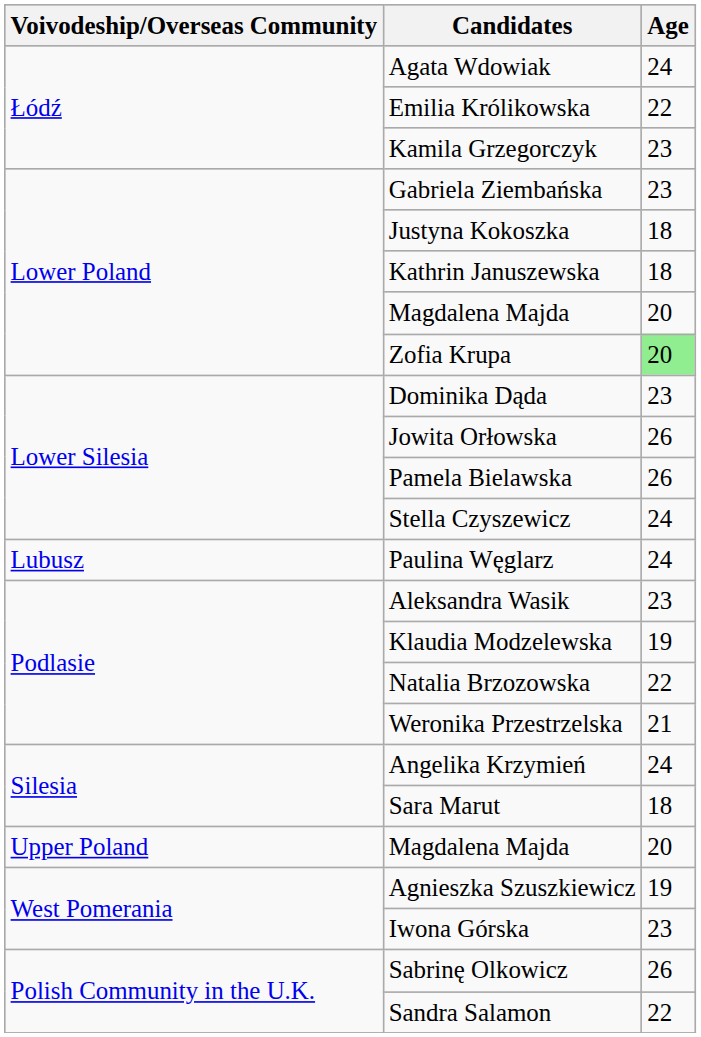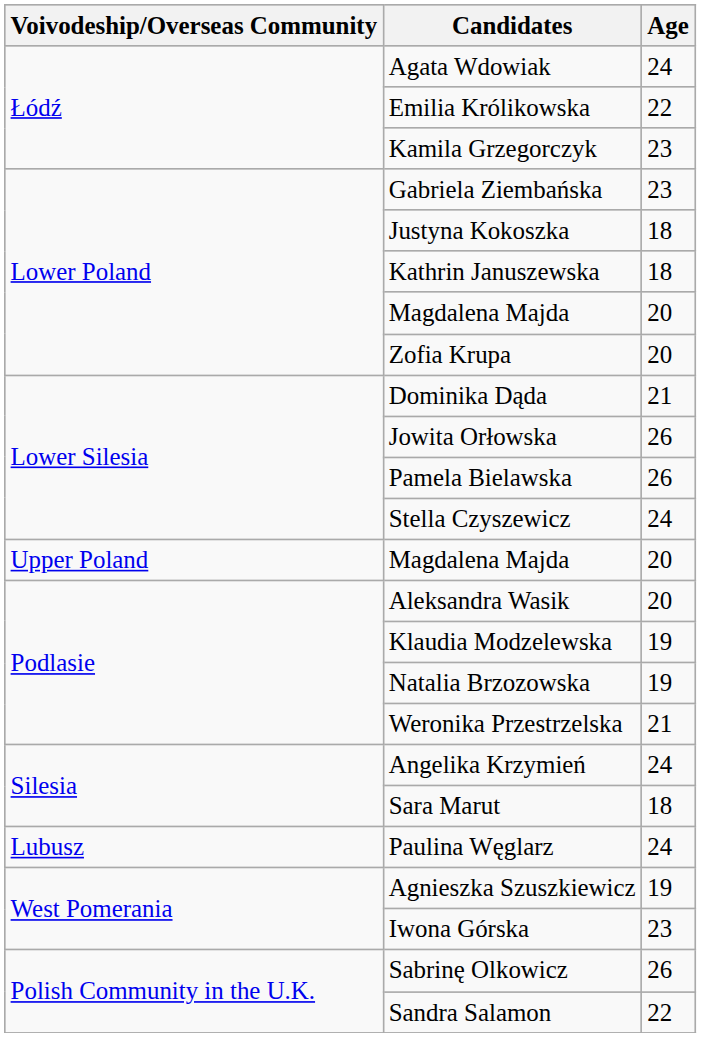(660, 354) lightgreen background -> (660, 354) no background
(660, 395) 23 -> (660, 395) 21
rows swapped: (47, 559) <-> (79, 847)
(660, 600) 23 -> (660, 600) 20
(660, 682) 22 -> (660, 682) 19
